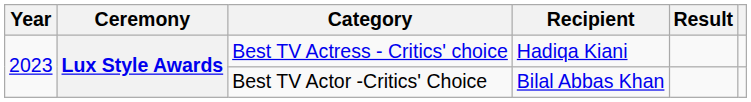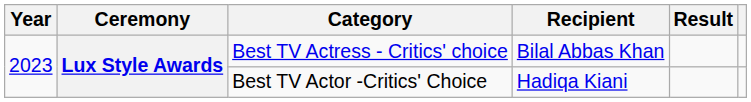(572, 50) Hadiqa Kiani -> (591, 50) Bilal Abbas Khan
(591, 81) Bilal Abbas Khan -> (572, 81) Hadiqa Kiani
